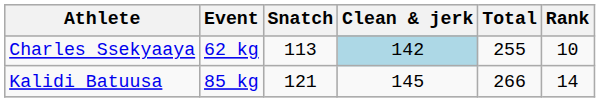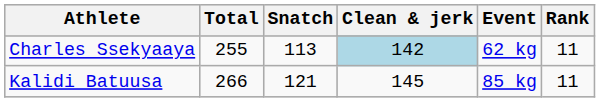columns swapped: (231, 20) <-> (510, 20)
(568, 50) 10 -> (568, 50) 11
(568, 81) 14 -> (568, 81) 11
